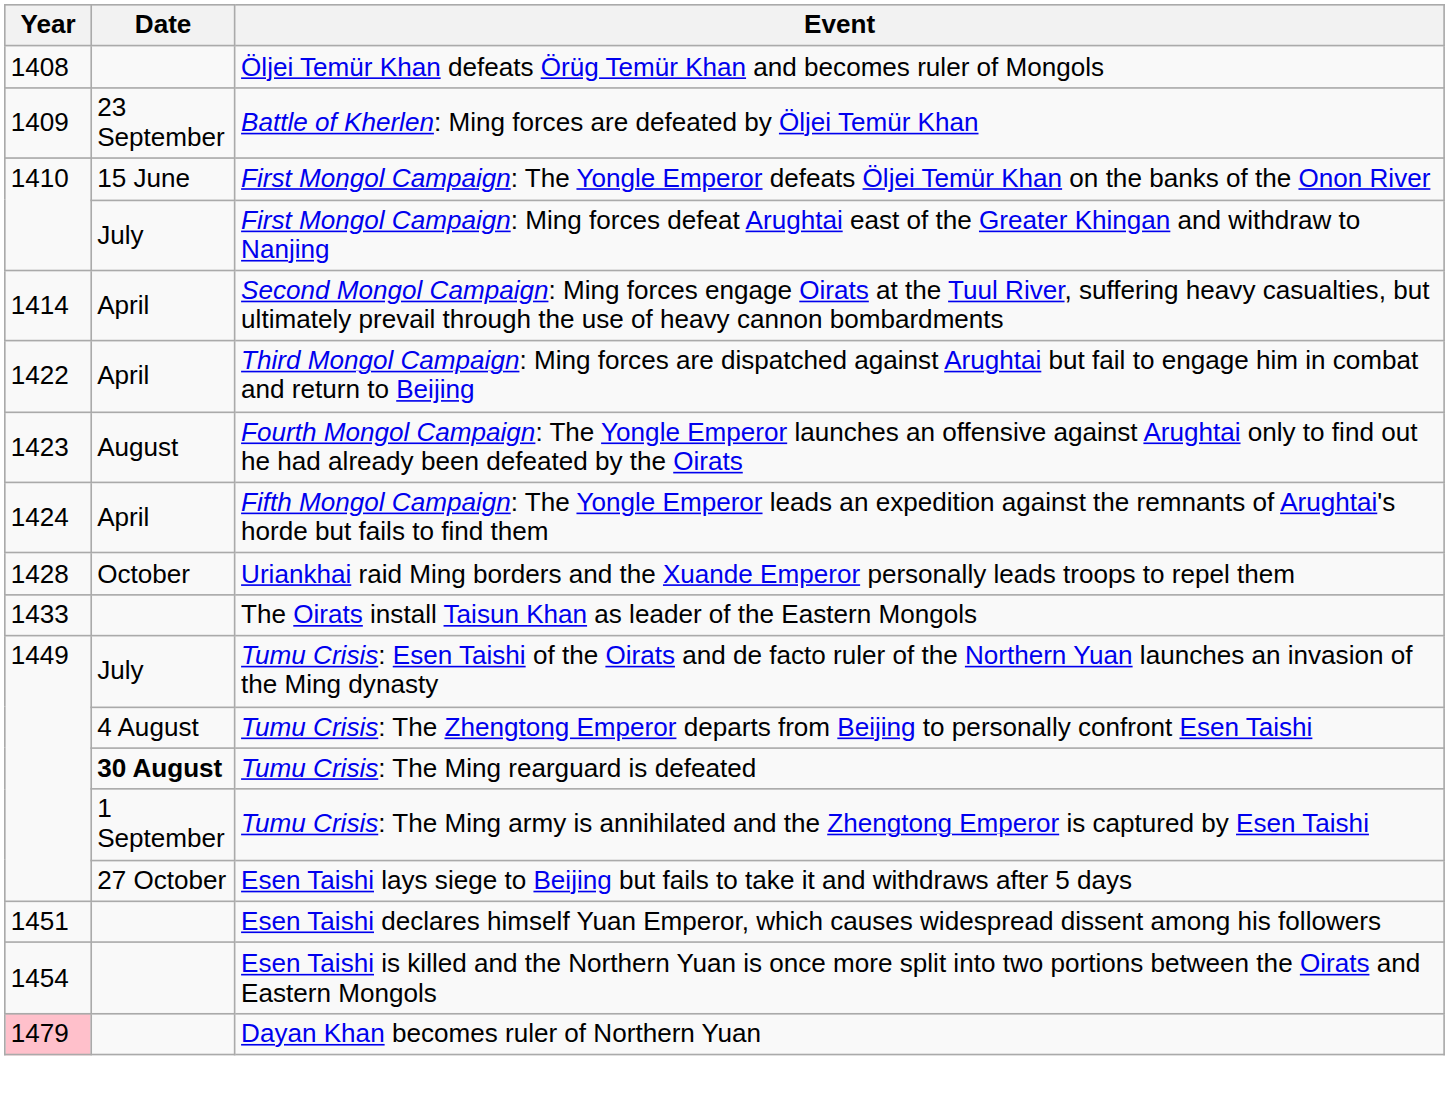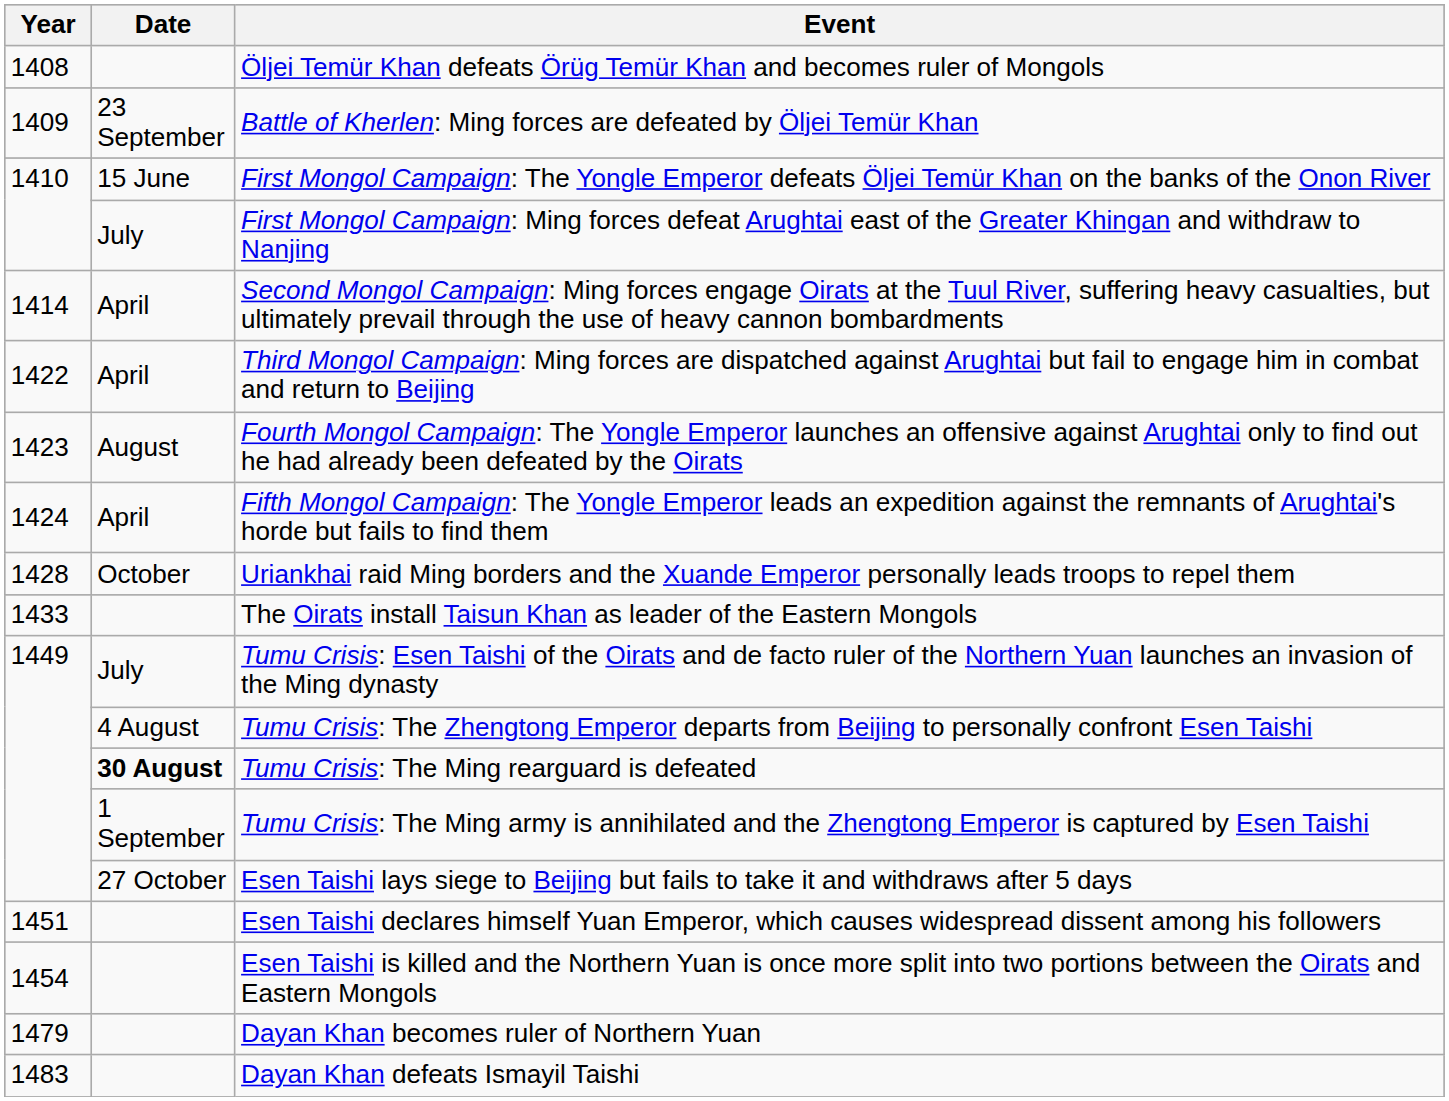(40, 1033) pink background -> (40, 1033) no background
+ row: (440, 1075)
